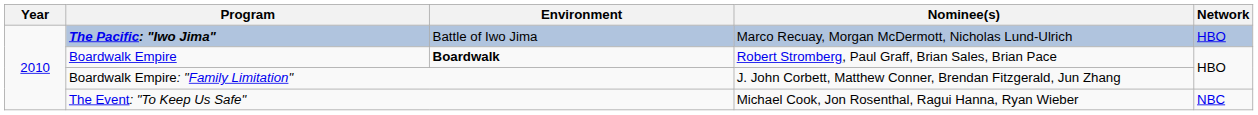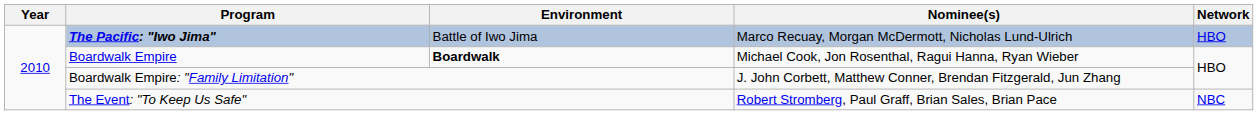(897, 57) Robert Stromberg, Paul Graff, Brian Sales, Brian Pace -> (908, 57) Michael Cook, Jon Rosenthal, Ragui Hanna, Ryan Wieber
(908, 99) Michael Cook, Jon Rosenthal, Ragui Hanna, Ryan Wieber -> (897, 99) Robert Stromberg, Paul Graff, Brian Sales, Brian Pace
